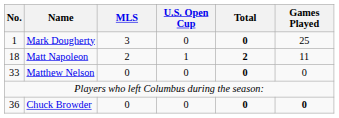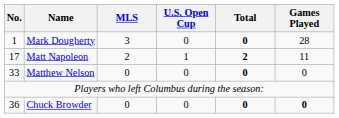(304, 40) 25 -> (304, 40) 28
(14, 56) 18 -> (14, 56) 17
